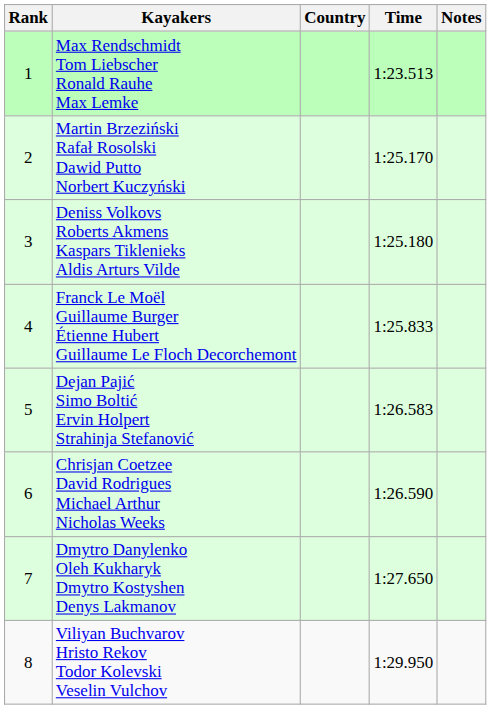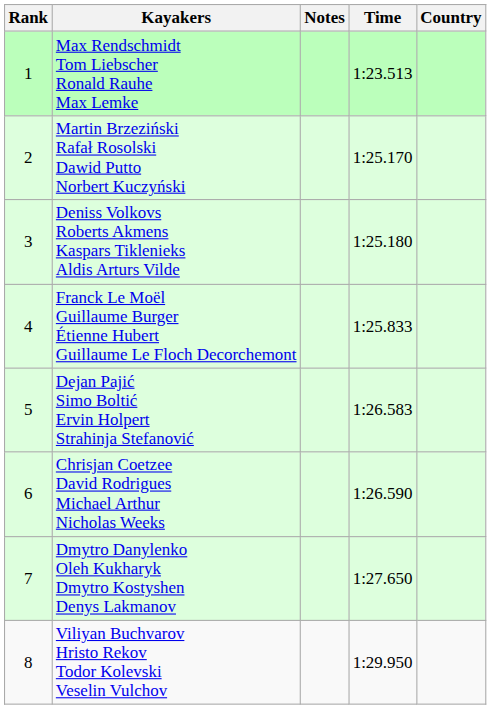columns swapped: (335, 17) <-> (461, 17)
